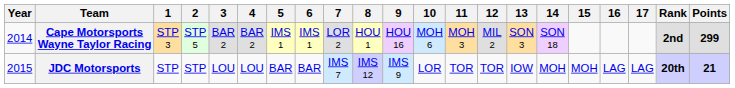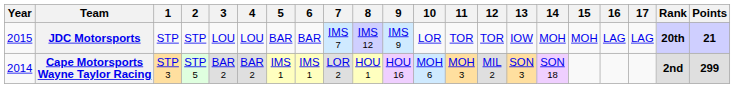rows swapped: (95, 38) <-> (95, 69)
